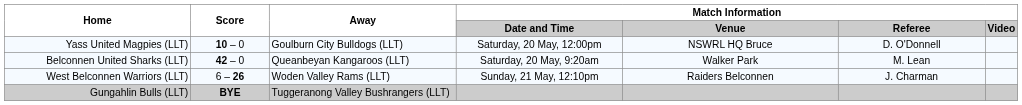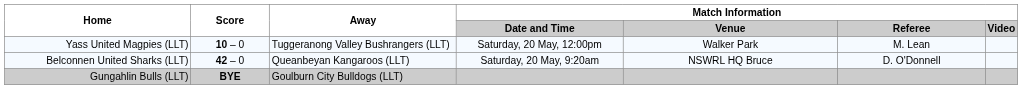(337, 44) Goulburn City Bulldogs (LLT) -> (361, 44) Tuggeranong Valley Bushrangers (LLT)
(730, 44) NSWRL HQ Bruce -> (730, 44) Walker Park
(912, 44) D. O'Donnell -> (912, 44) M. Lean
(730, 60) Walker Park -> (730, 60) NSWRL HQ Bruce
(912, 60) M. Lean -> (912, 60) D. O'Donnell
- row: (117, 76)
(361, 92) Tuggeranong Valley Bushrangers (LLT) -> (337, 76) Goulburn City Bulldogs (LLT)
